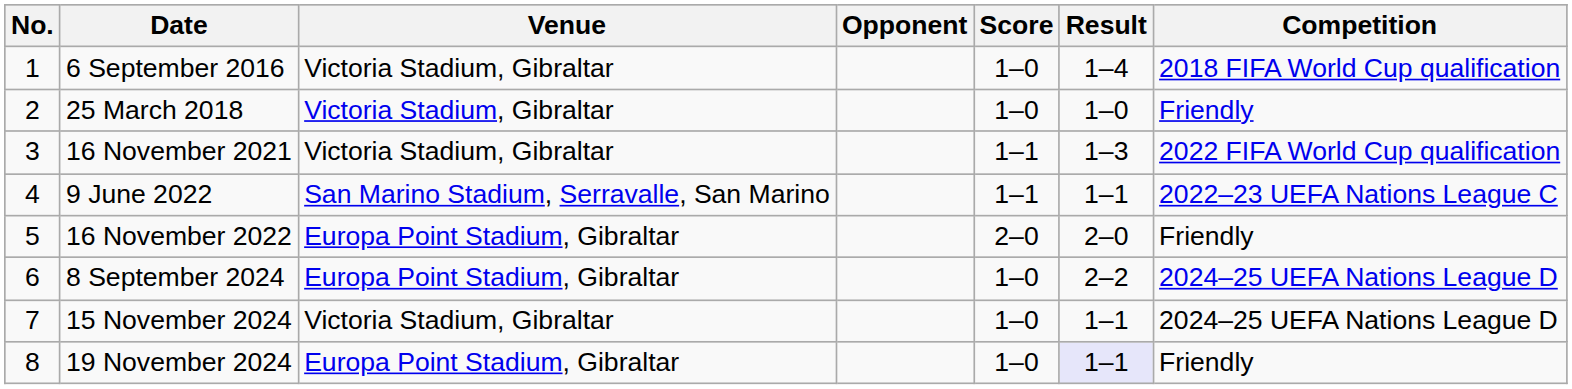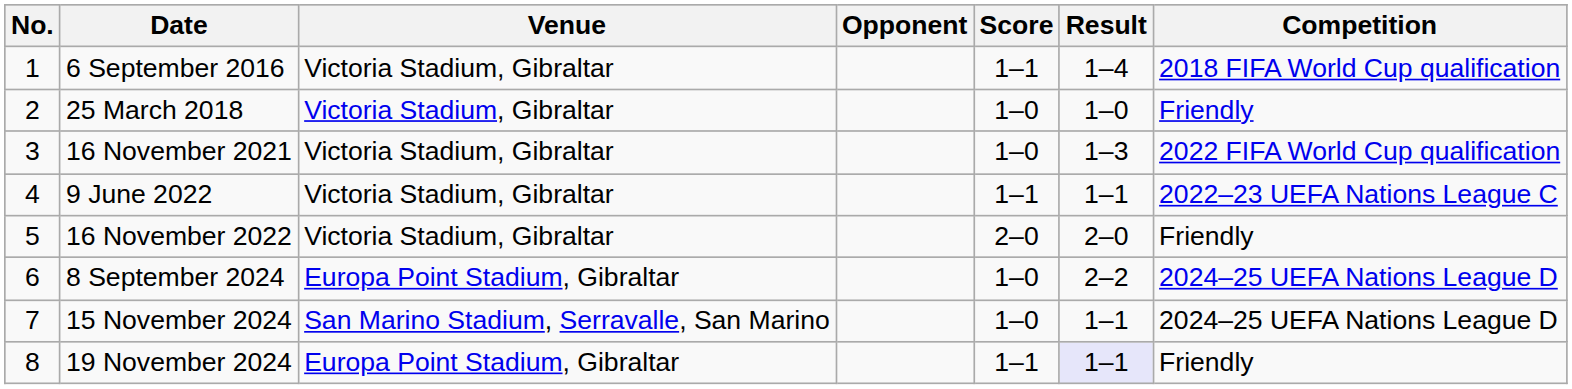(1017, 67) 1–0 -> (1017, 67) 1–1
(1017, 151) 1–1 -> (1017, 151) 1–0
(567, 194) San Marino Stadium, Serravalle, San Marino -> (459, 194) Victoria Stadium, Gibraltar
(492, 236) Europa Point Stadium, Gibraltar -> (459, 236) Victoria Stadium, Gibraltar
(459, 320) Victoria Stadium, Gibraltar -> (567, 320) San Marino Stadium, Serravalle, San Marino
(1017, 362) 1–0 -> (1017, 362) 1–1
